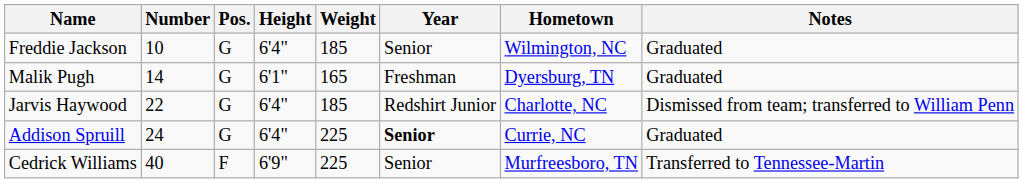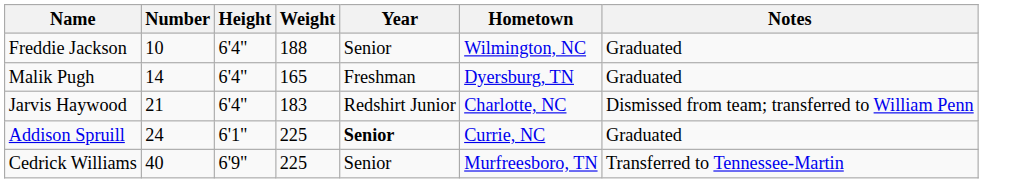- column: (235, 18)
(334, 47) 185 -> (293, 47) 188
(273, 76) 6'1" -> (233, 76) 6'4"
(154, 105) 22 -> (154, 105) 21
(334, 105) 185 -> (293, 105) 183
(273, 134) 6'4" -> (233, 134) 6'1"
